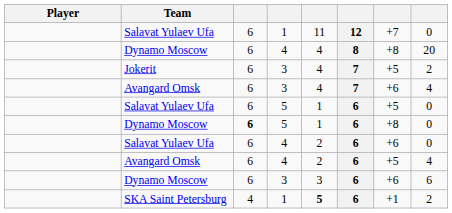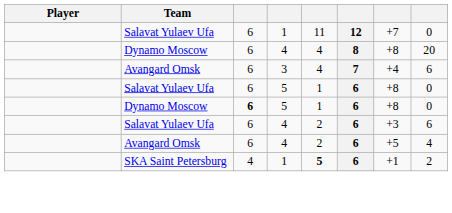- row: (140, 69)
(392, 87) +6 -> (392, 69) +4
(429, 87) 4 -> (429, 69) 6
(392, 106) +5 -> (392, 87) +8
(392, 143) +6 -> (392, 124) +3
(429, 143) 0 -> (429, 124) 6
- row: (166, 180)
